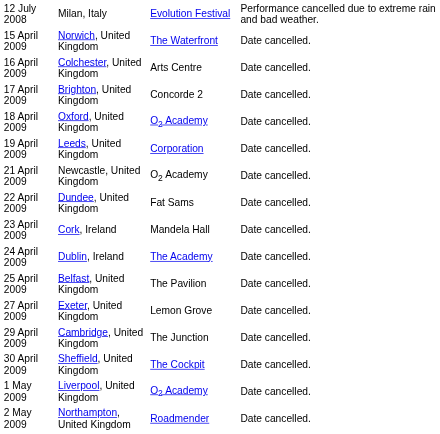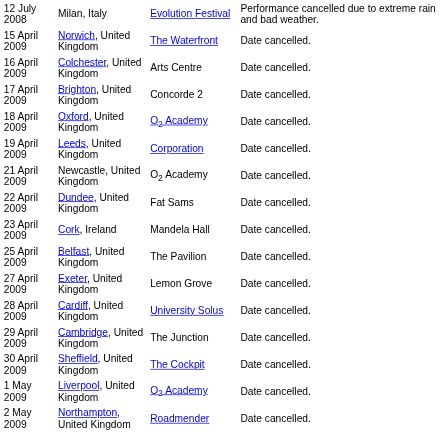- row: (21, 257)
+ row: (21, 311)
